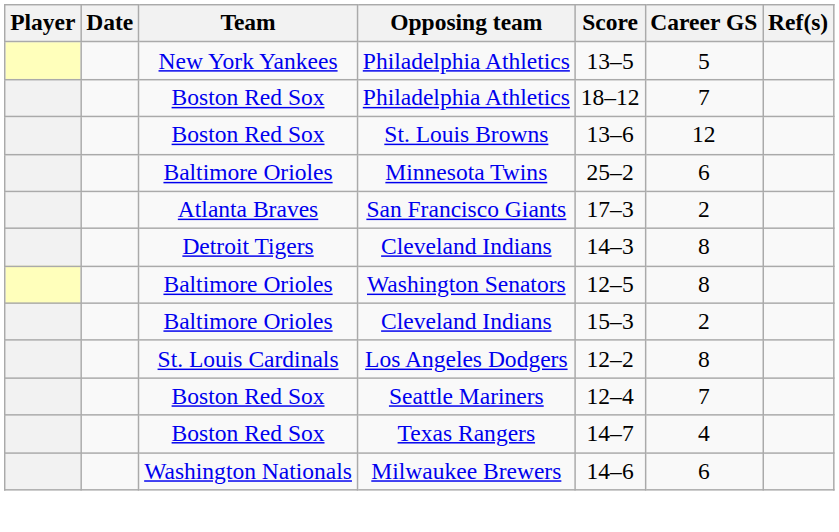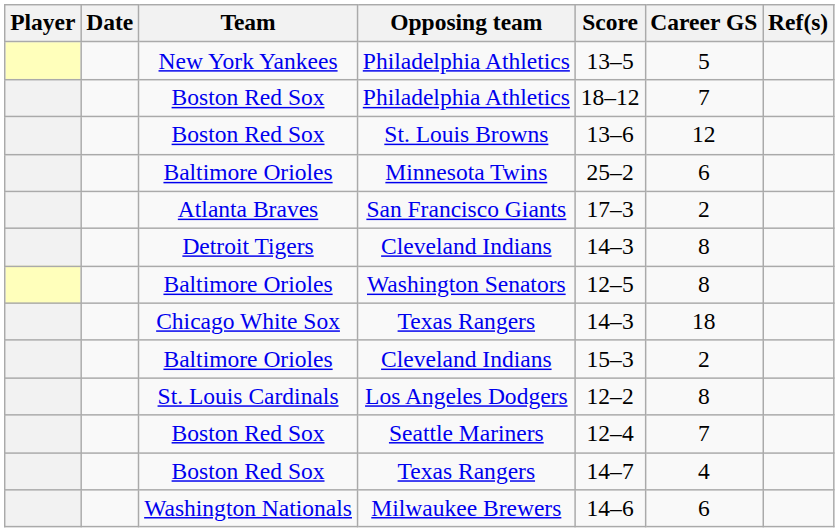+ row: (248, 321)
